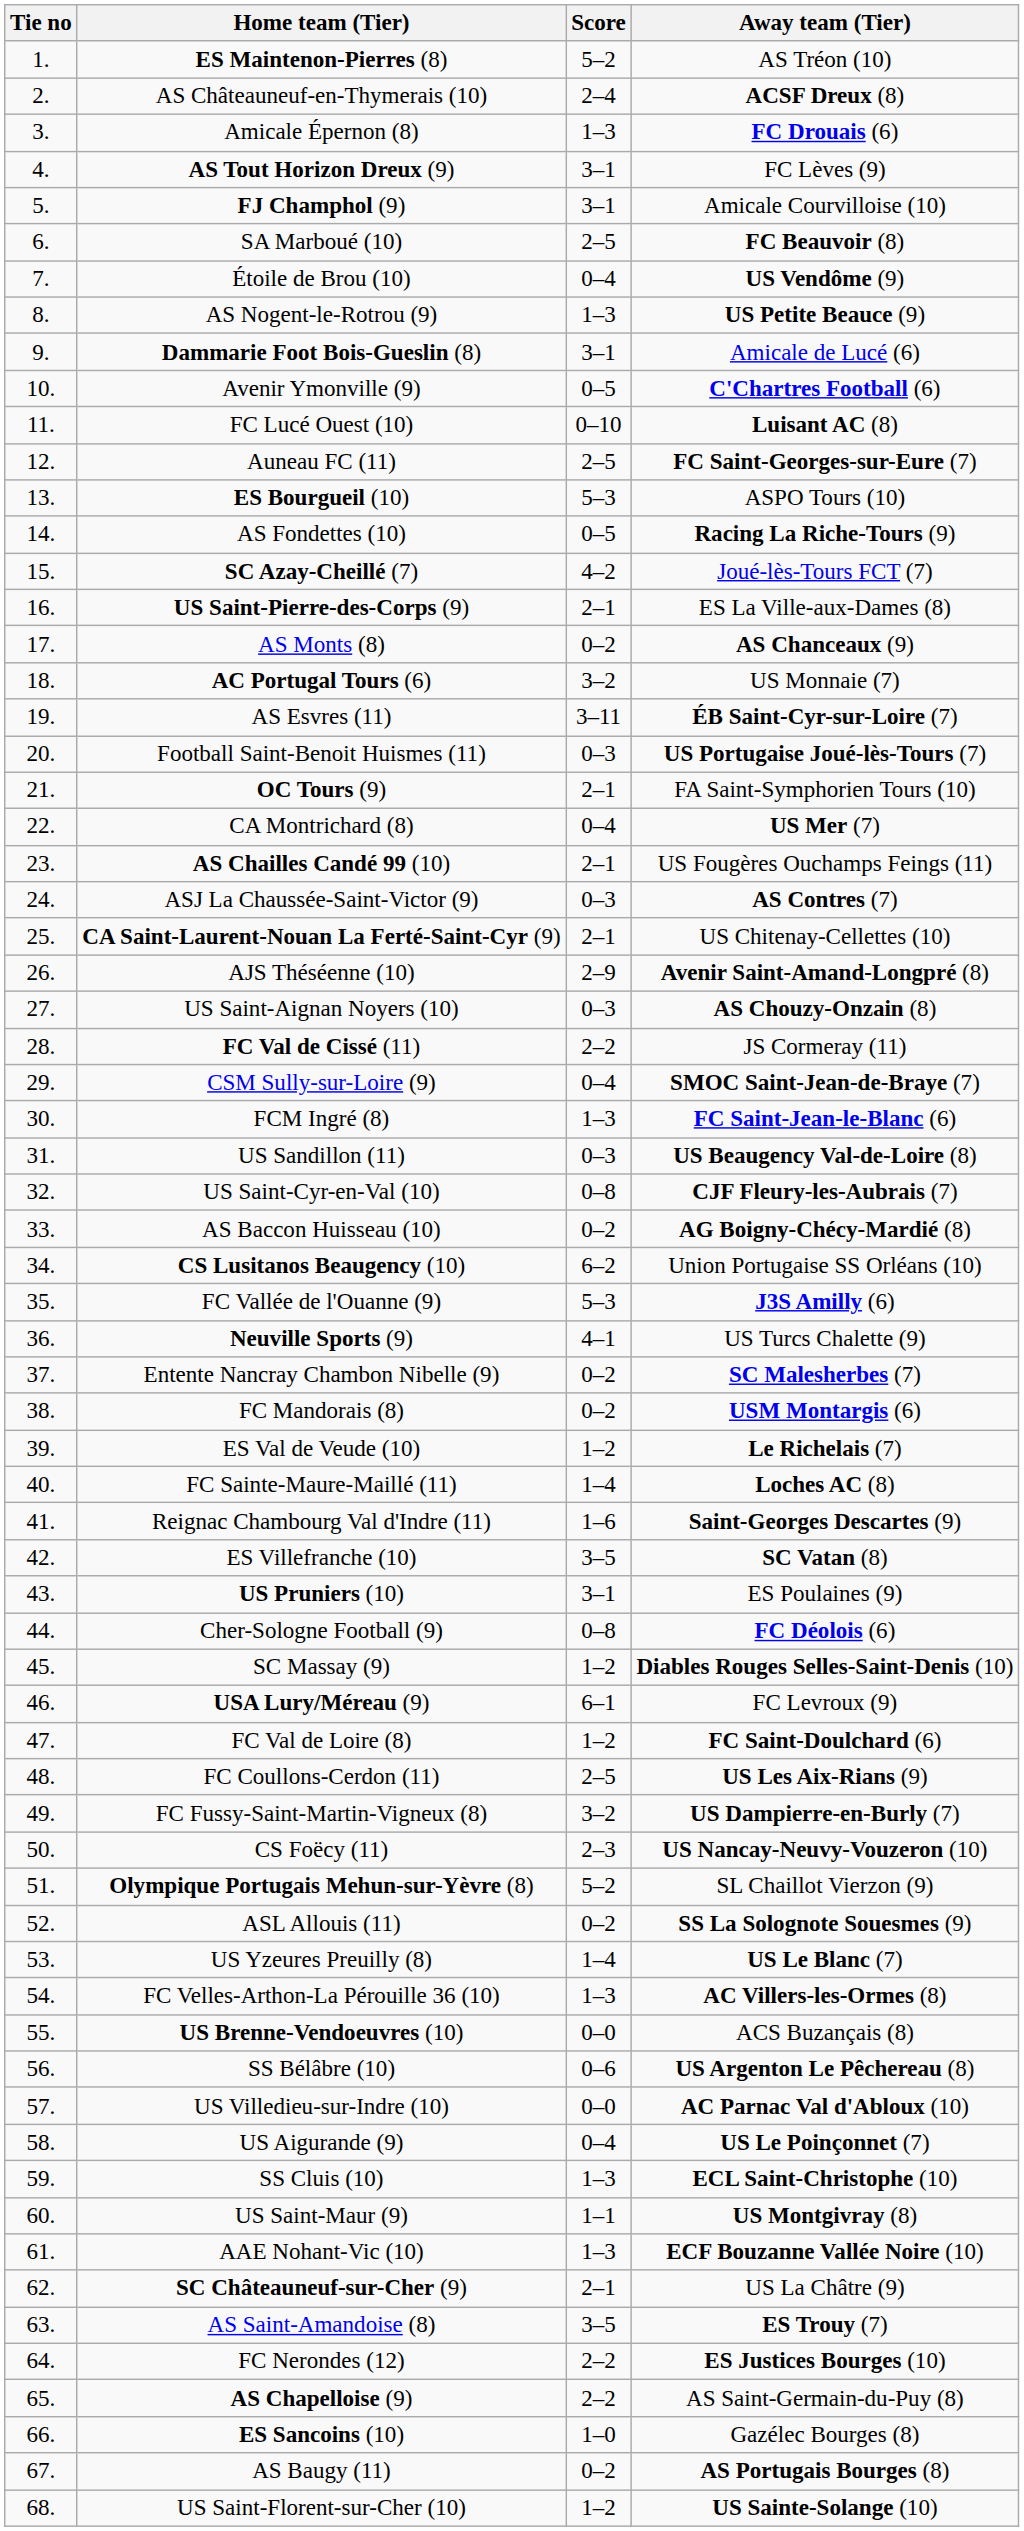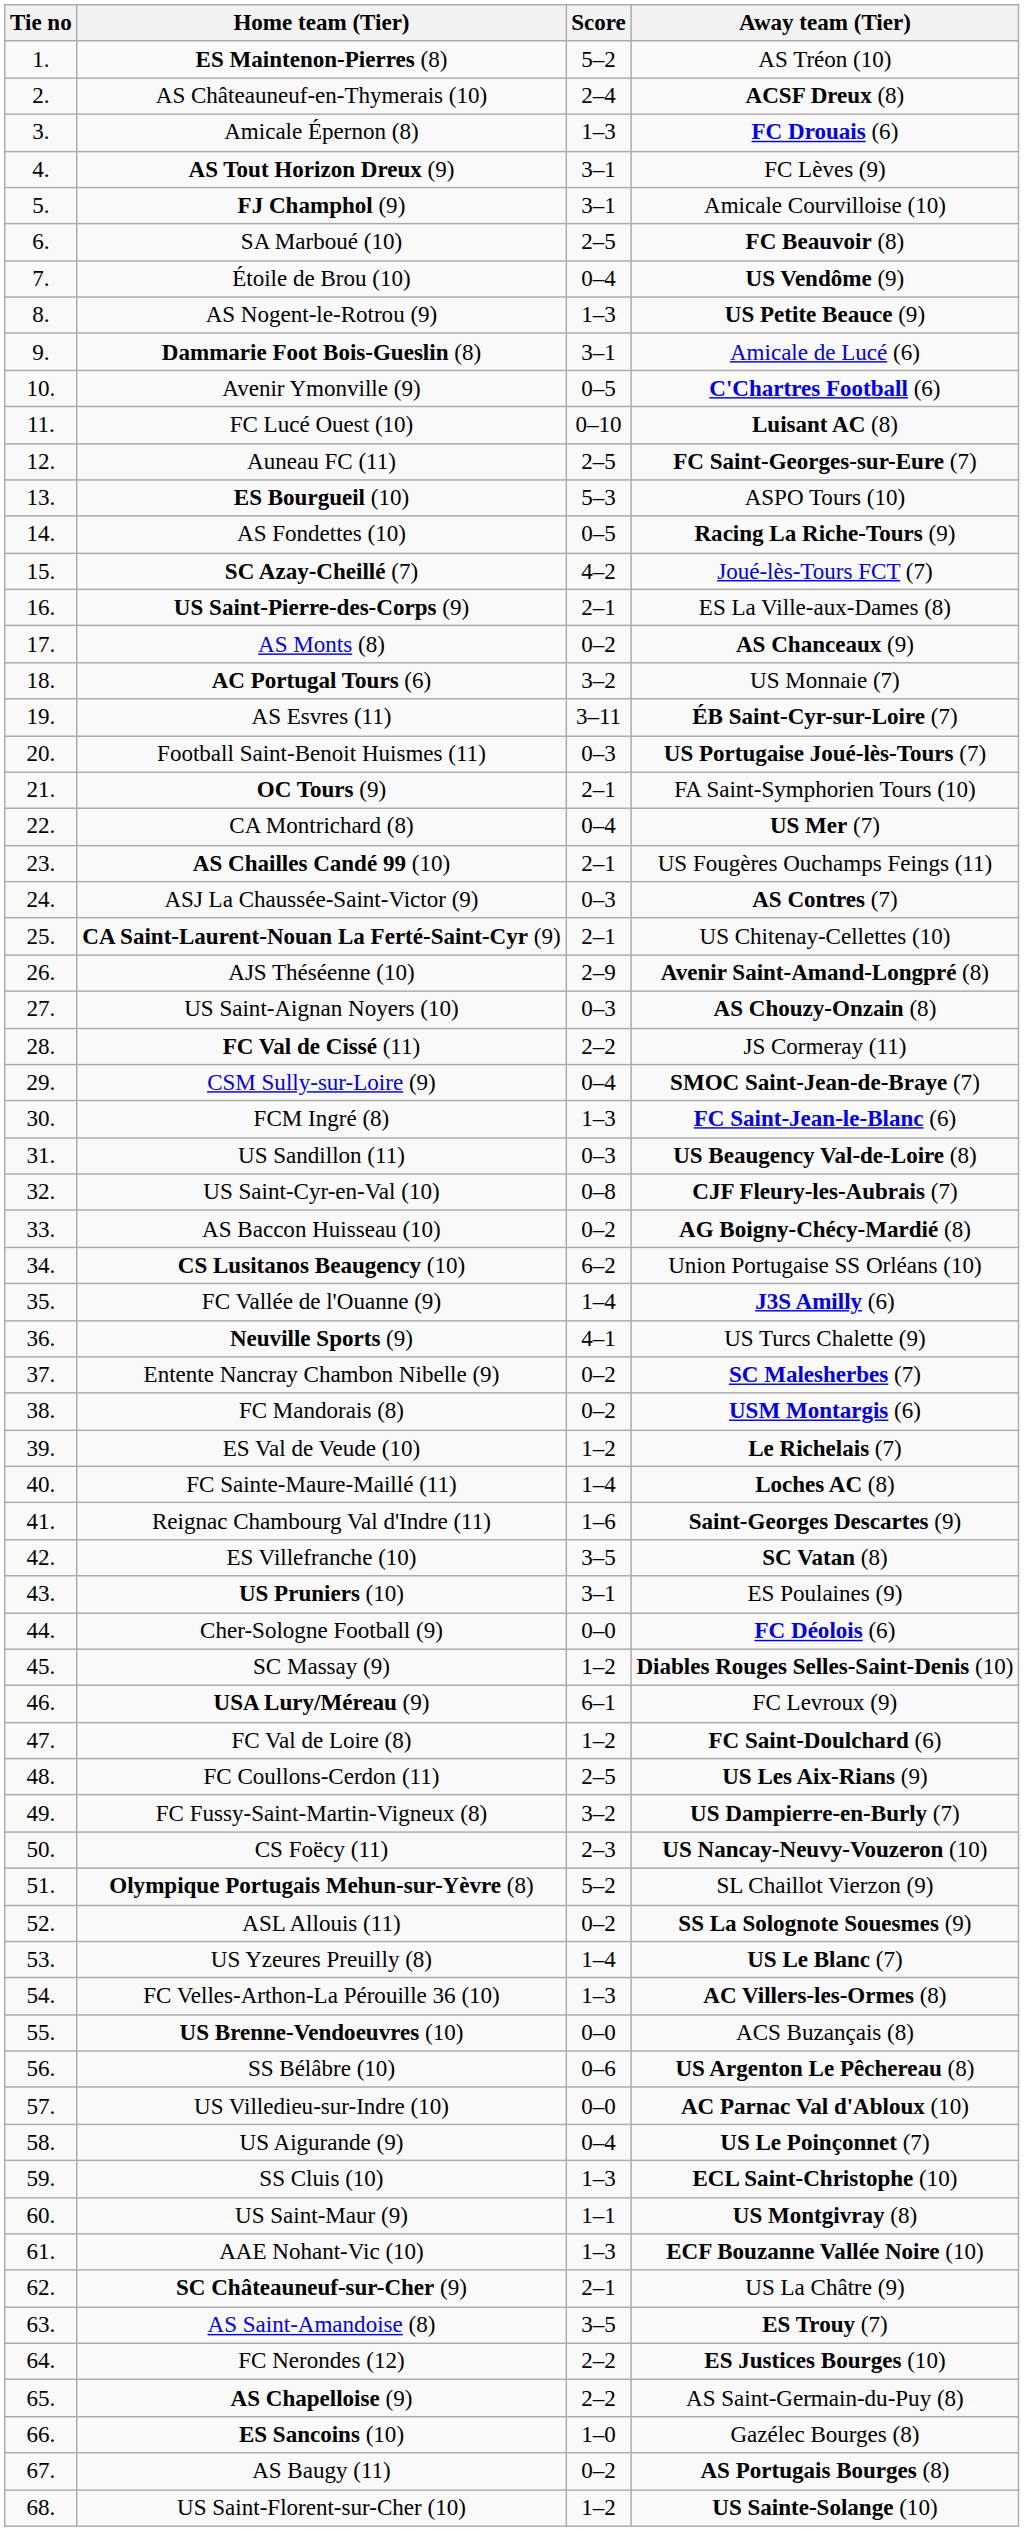(599, 1301) 5–3 -> (599, 1301) 1–4
(599, 1630) 0–8 -> (599, 1630) 0–0
